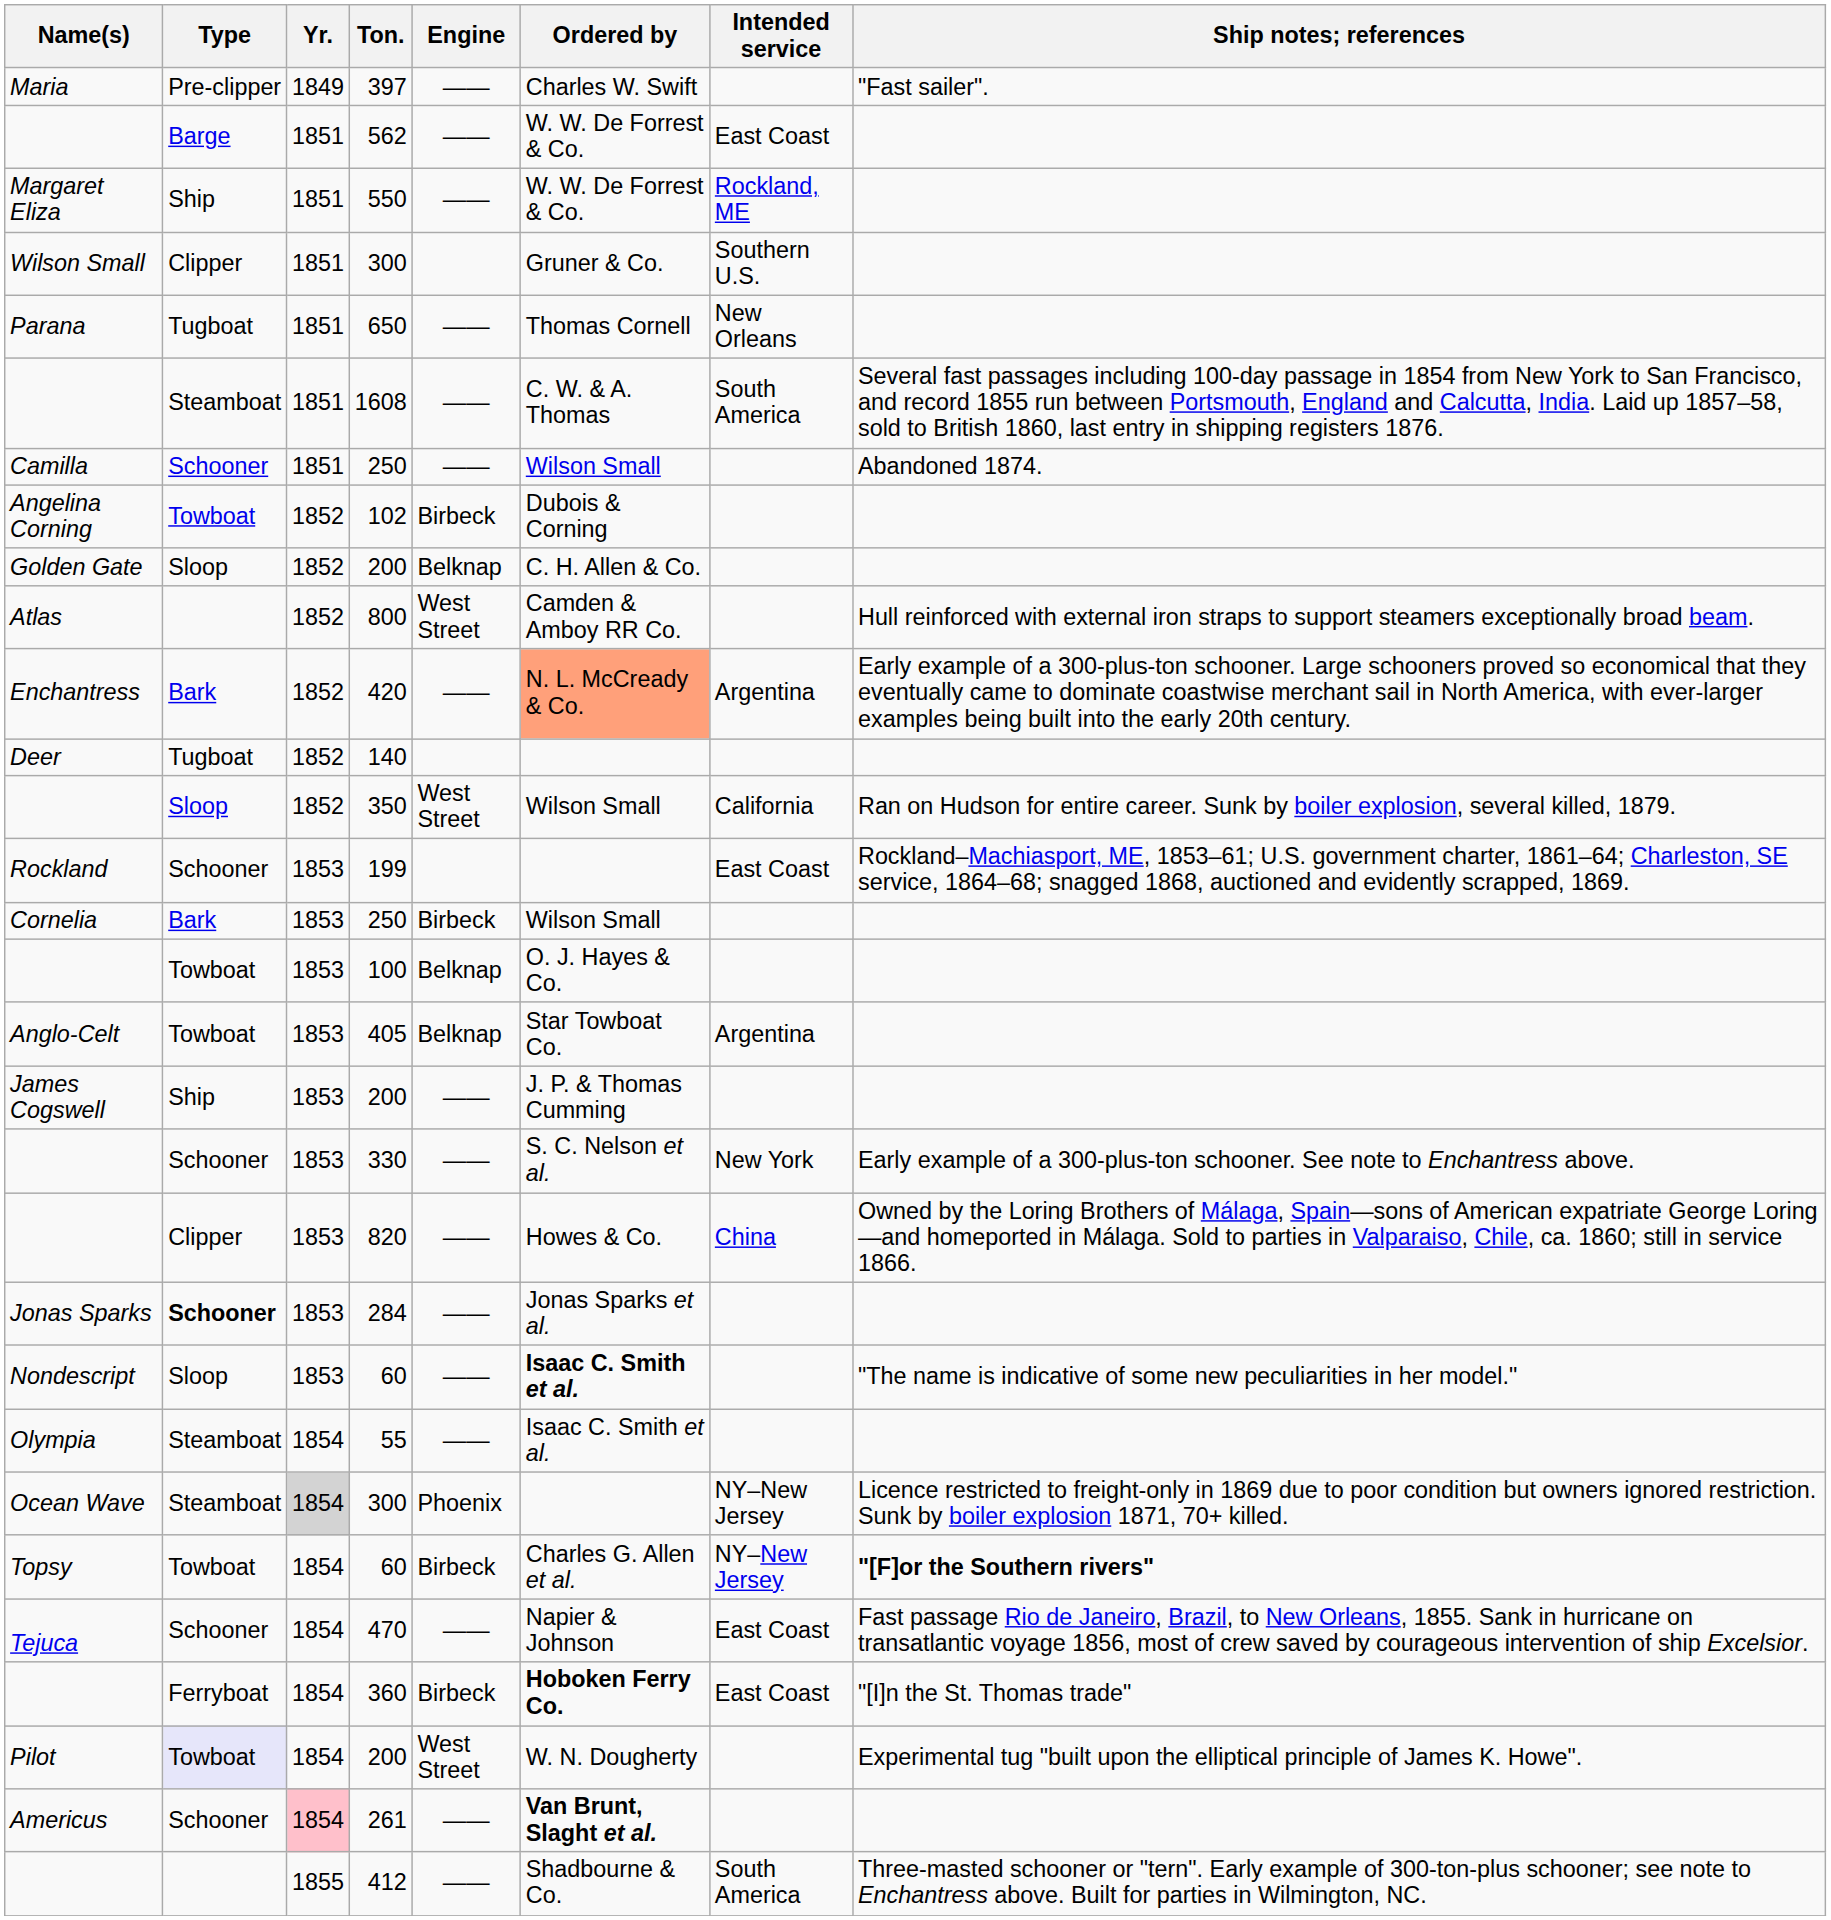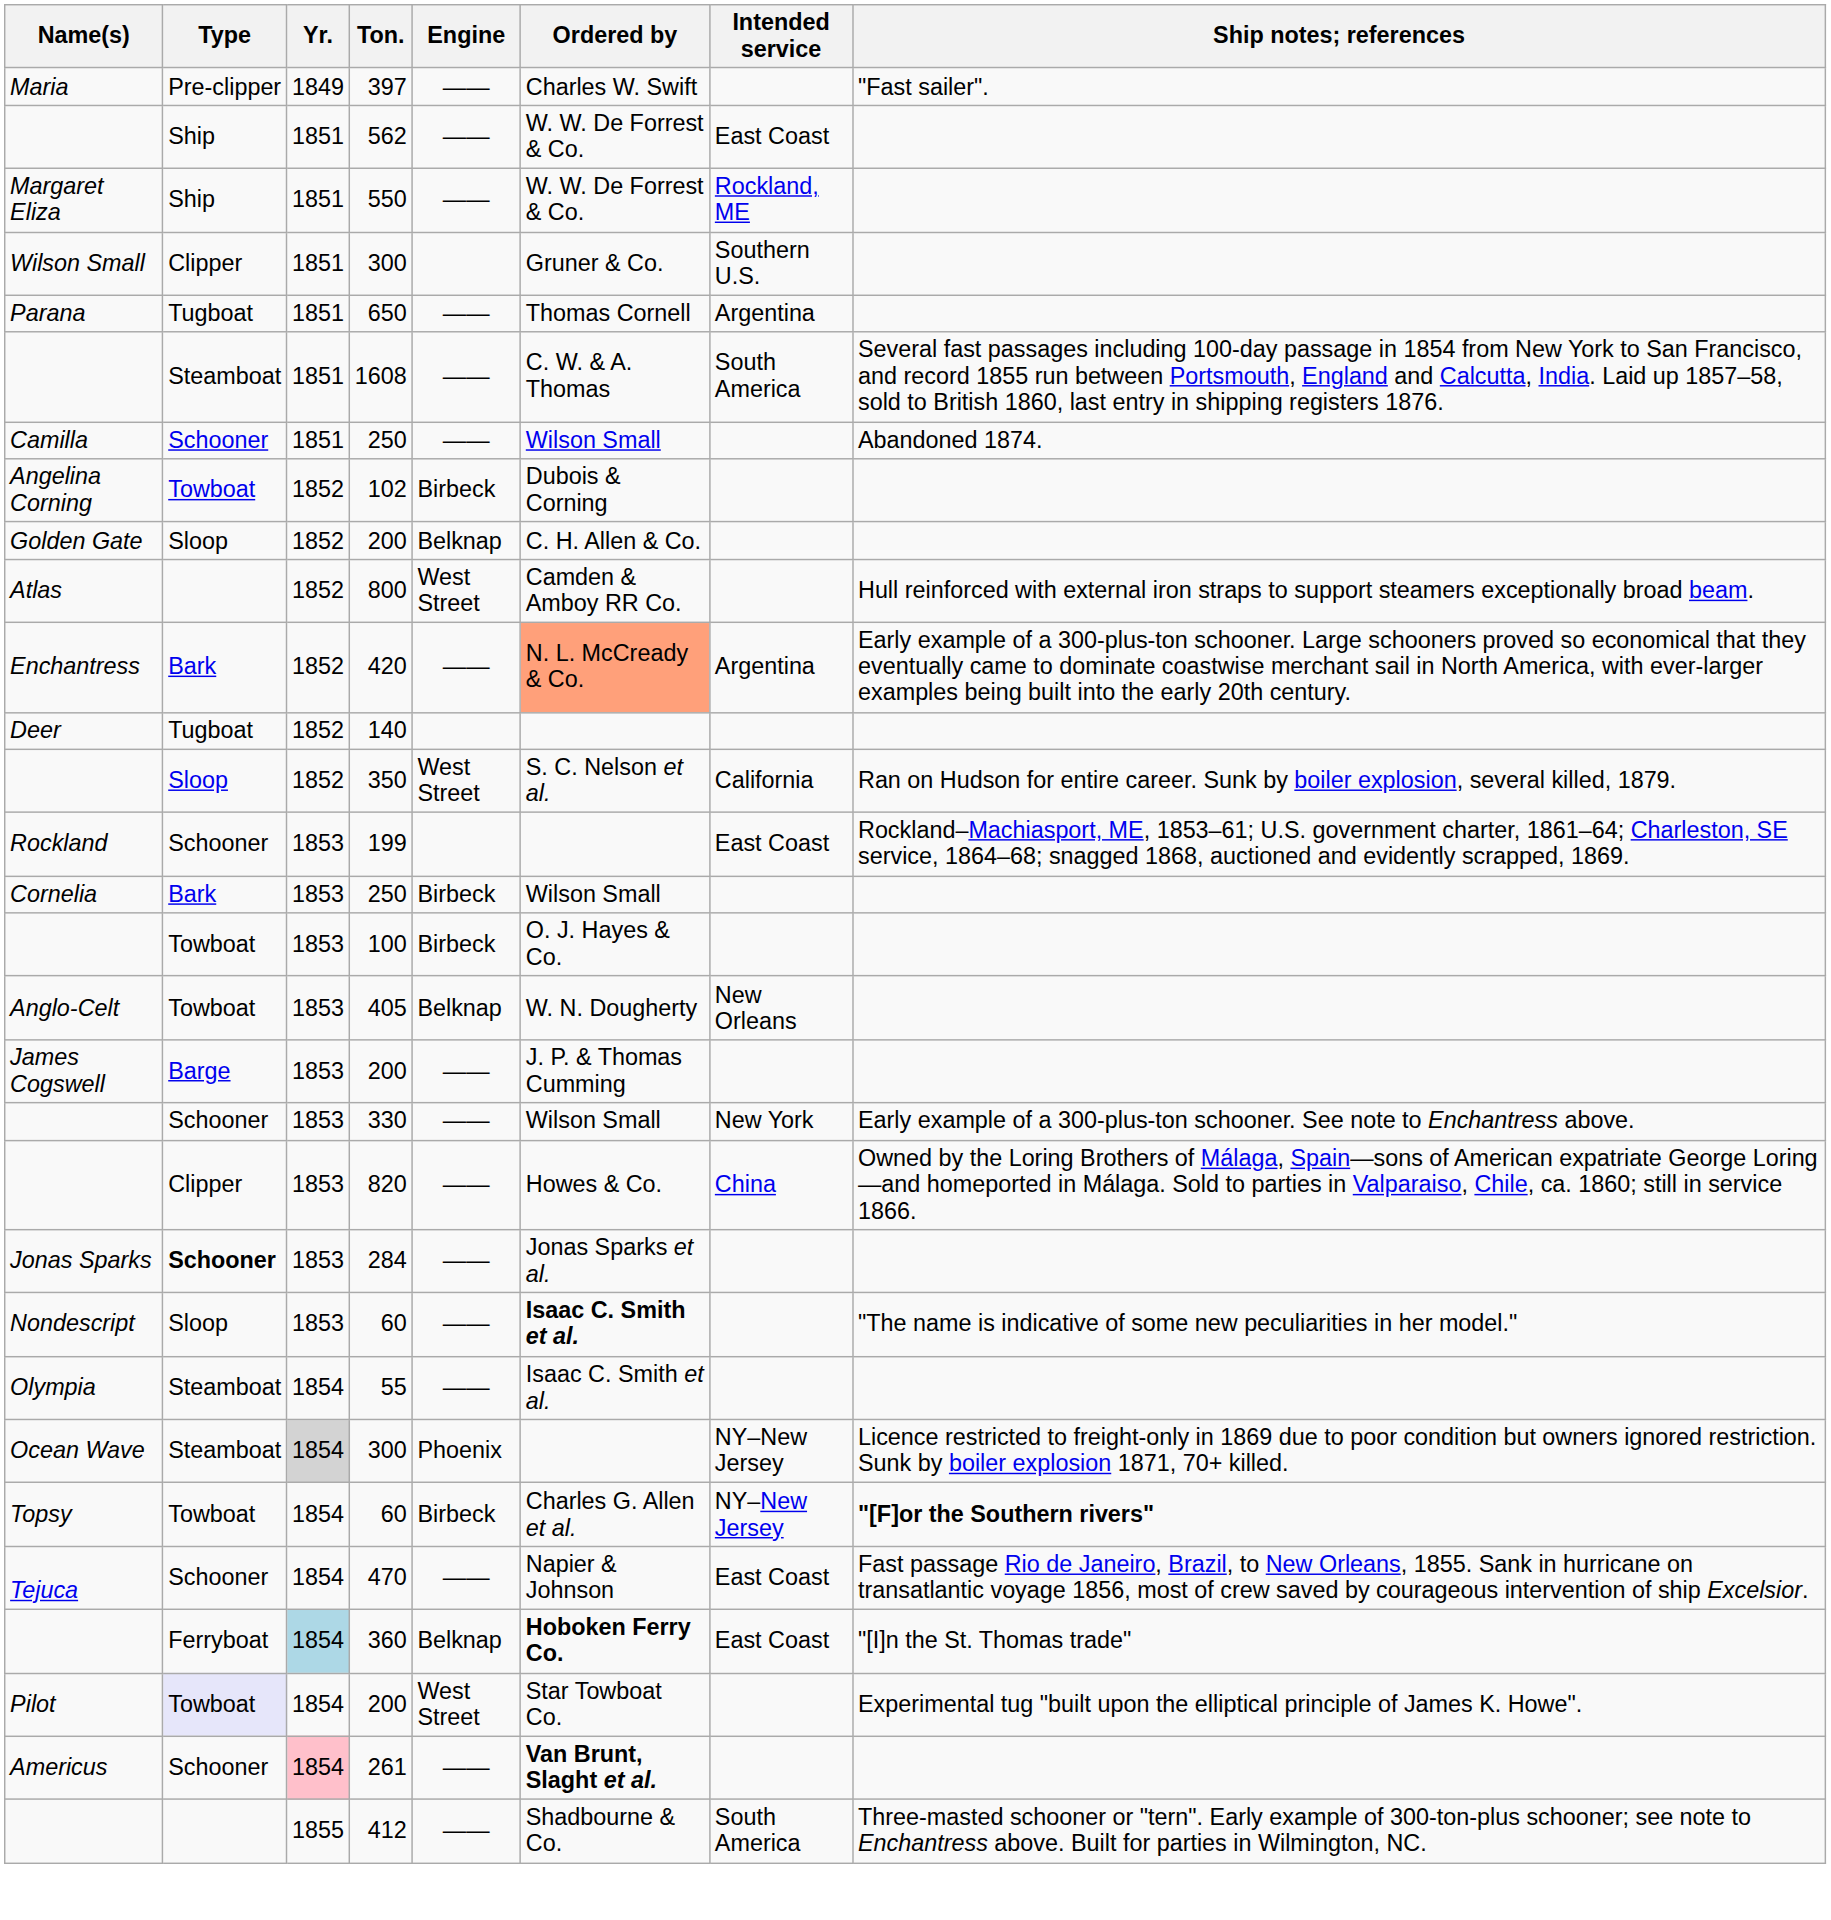(199, 136) Barge -> (192, 136) Ship
(756, 326) New Orleans -> (765, 313) Argentina
(593, 806) Wilson Small -> (604, 780) S. C. Nelson et al.
(460, 970) Belknap -> (456, 944) Birbeck
(594, 1033) Star Towboat Co. -> (611, 1007) W. N. Dougherty
(765, 1033) Argentina -> (756, 1007) New Orleans
(192, 1097) Ship -> (199, 1070) Barge
(604, 1160) S. C. Nelson et al. -> (593, 1121) Wilson Small
(318, 1693) no background -> (318, 1640) lightblue background
(456, 1693) Birbeck -> (460, 1640) Belknap
(611, 1756) W. N. Dougherty -> (594, 1704) Star Towboat Co.
